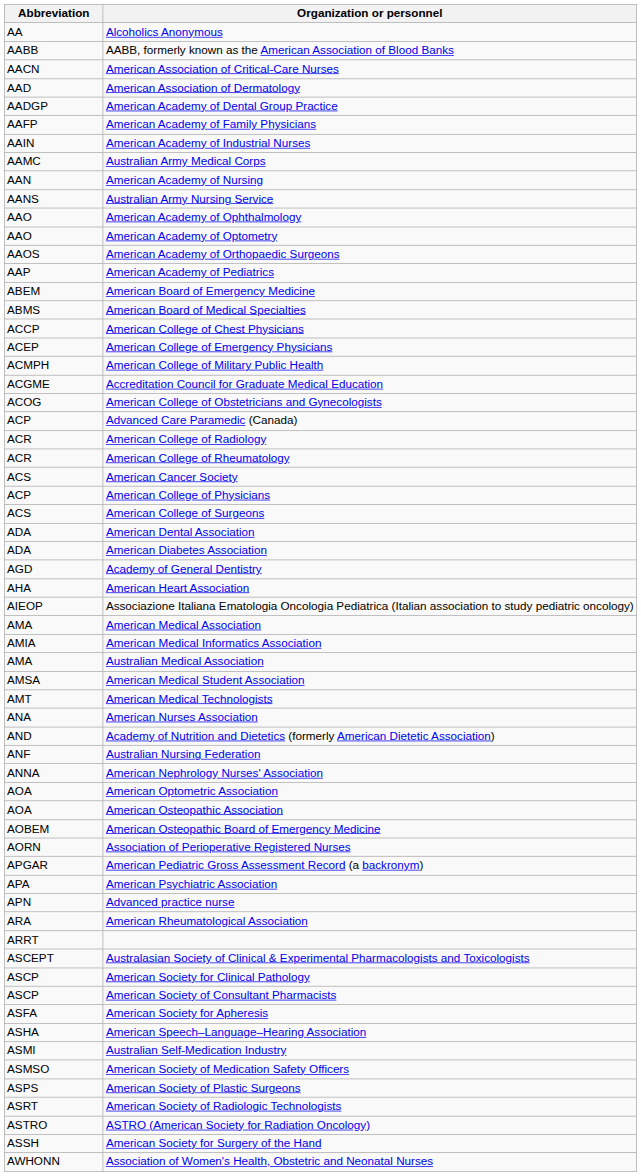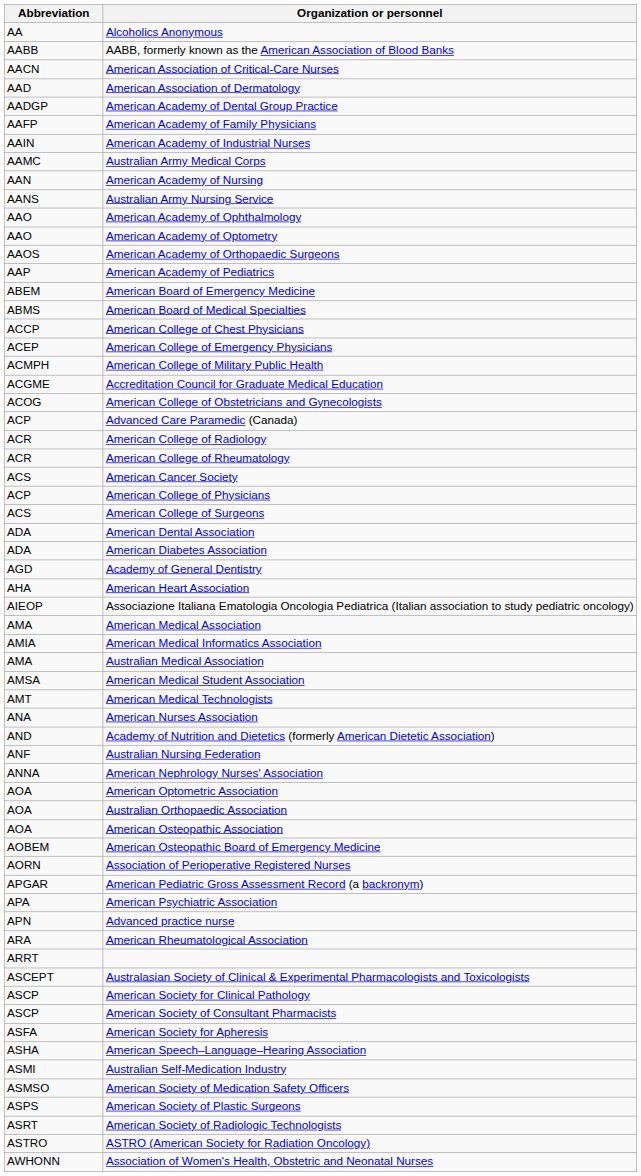+ row: (196, 810)
- row: (214, 1143)
